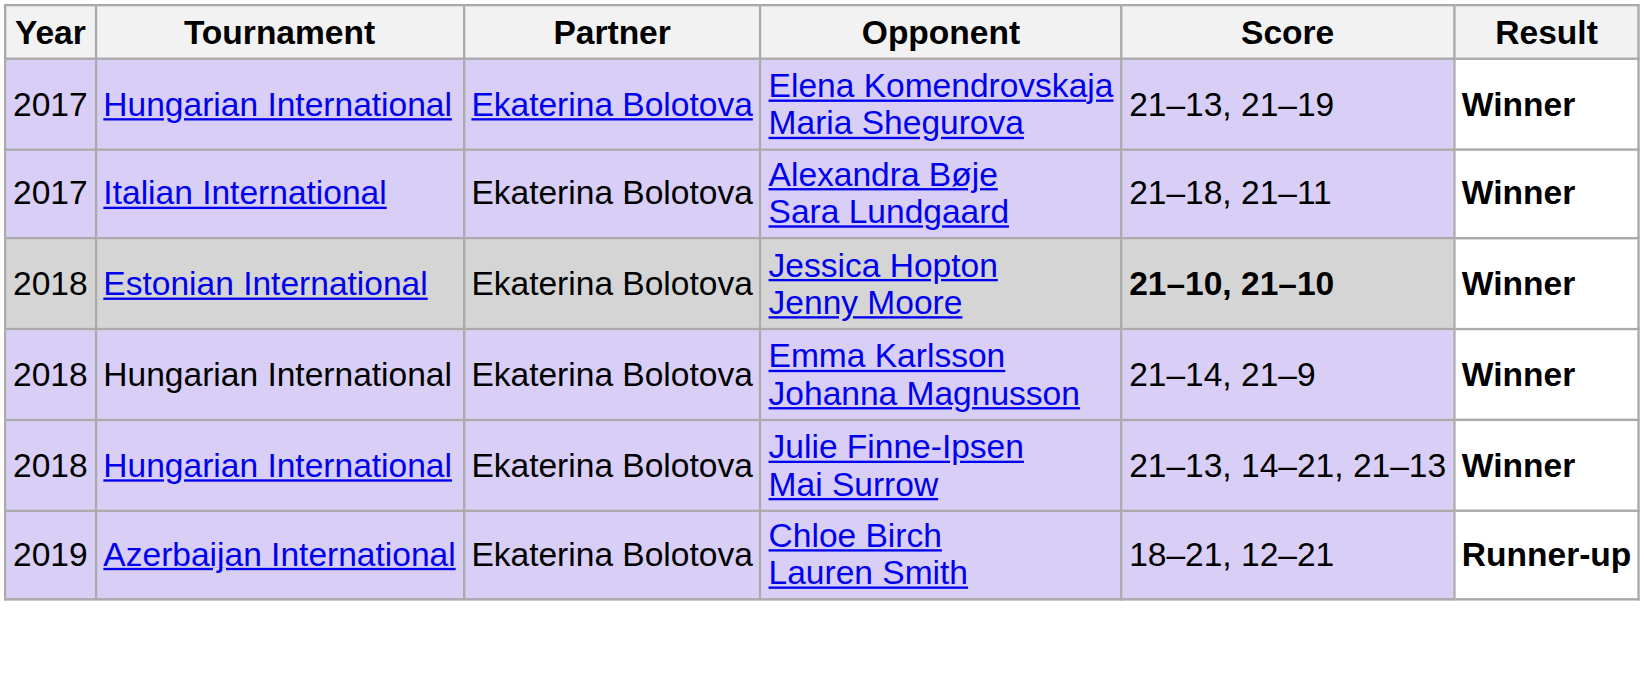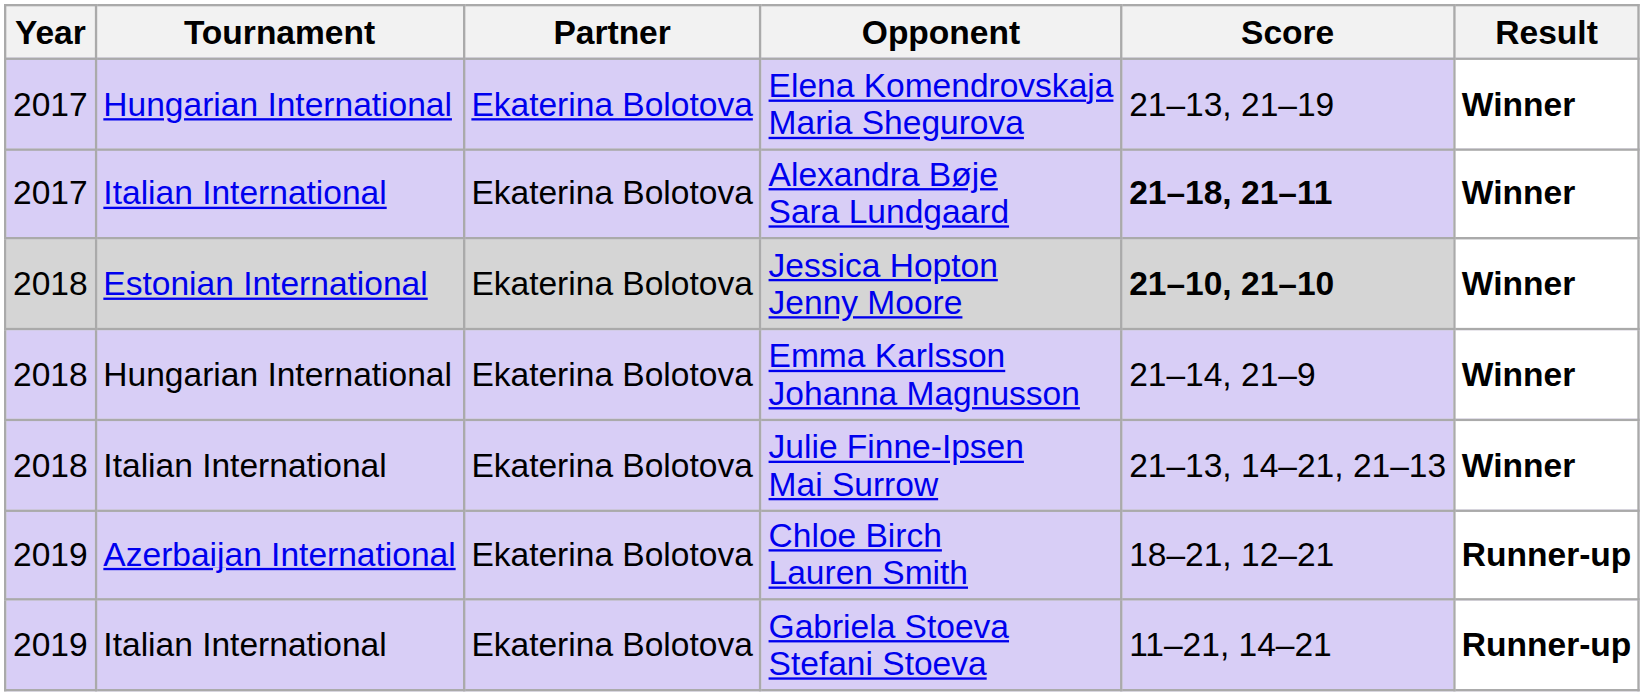(1230, 194) normal -> (1231, 194) bold
(278, 465) Hungarian International -> (245, 465) Italian International
+ row: (889, 645)
